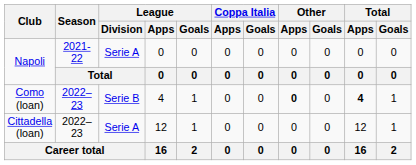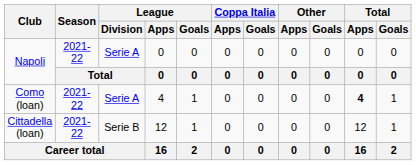(77, 99) 2022–23 -> (77, 99) 2021-22
(122, 99) Serie B -> (122, 99) Serie A
(294, 99) bold -> (294, 99) normal
(77, 128) 2022–23 -> (77, 128) 2021-22
(122, 128) Serie A -> (122, 128) Serie B
